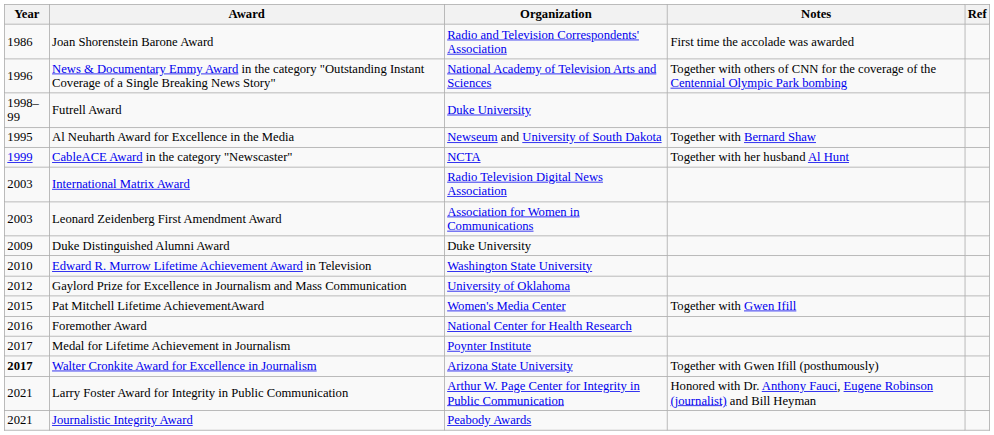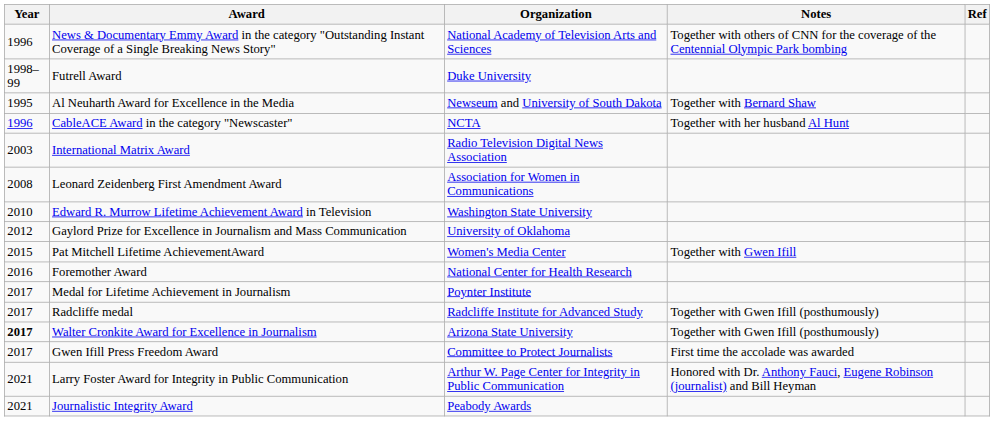- row: (133, 41)
(20, 157) 1999 -> (20, 123) 1996
(20, 218) 2003 -> (20, 184) 2008
- row: (141, 245)
+ row: (92, 311)
+ row: (135, 352)
